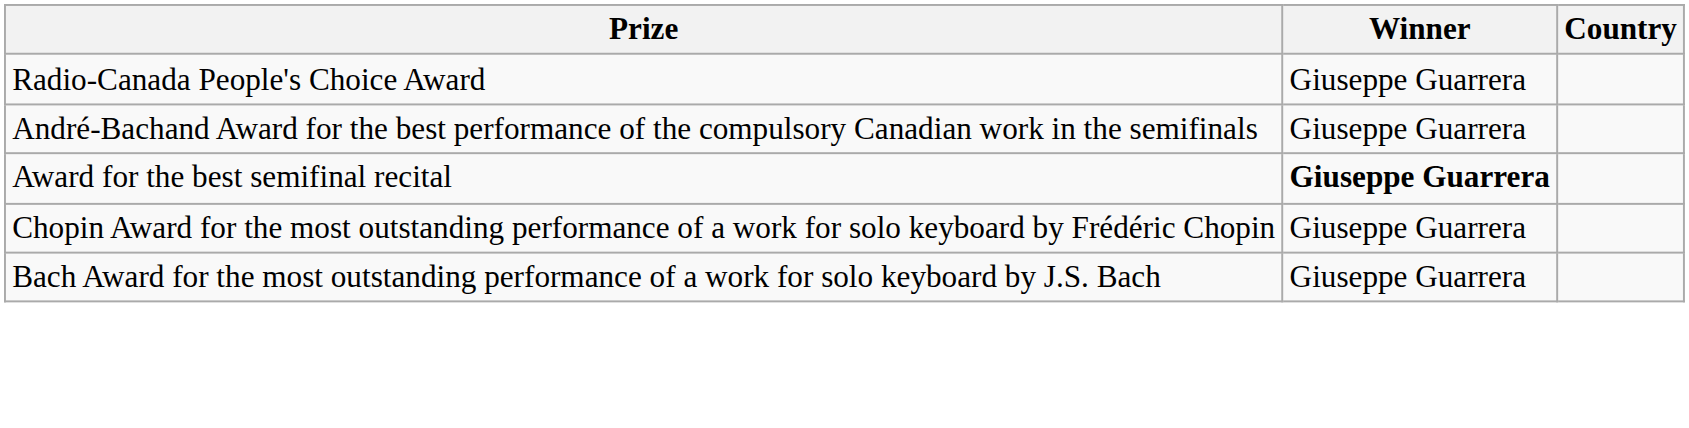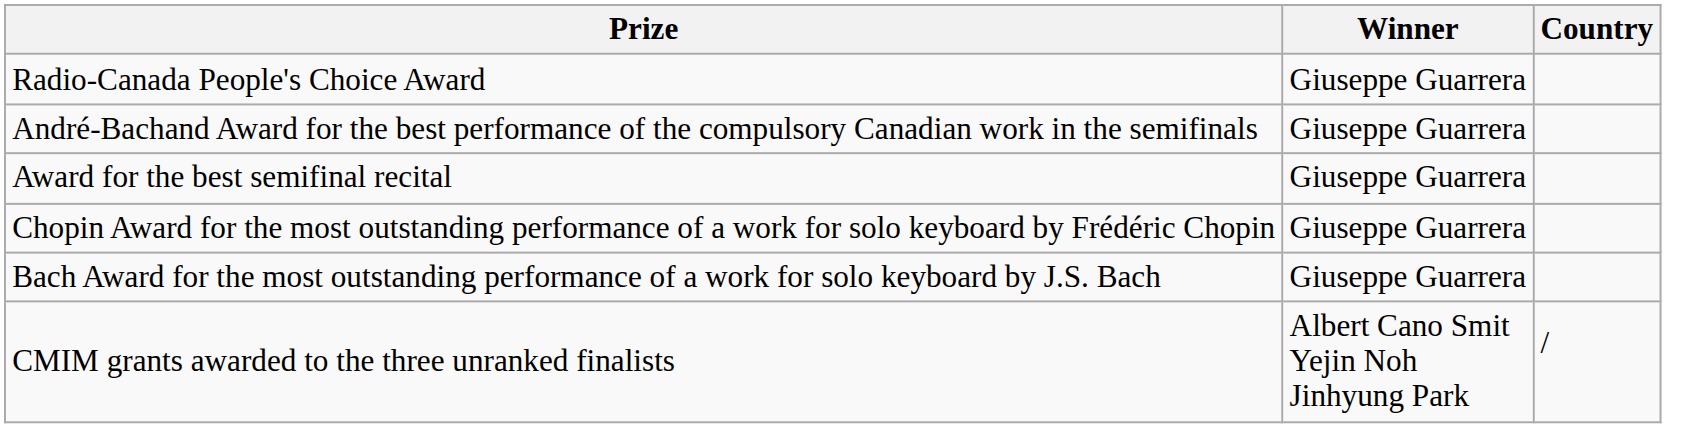(1420, 177) bold -> (1408, 177) normal
+ row: (344, 361)
